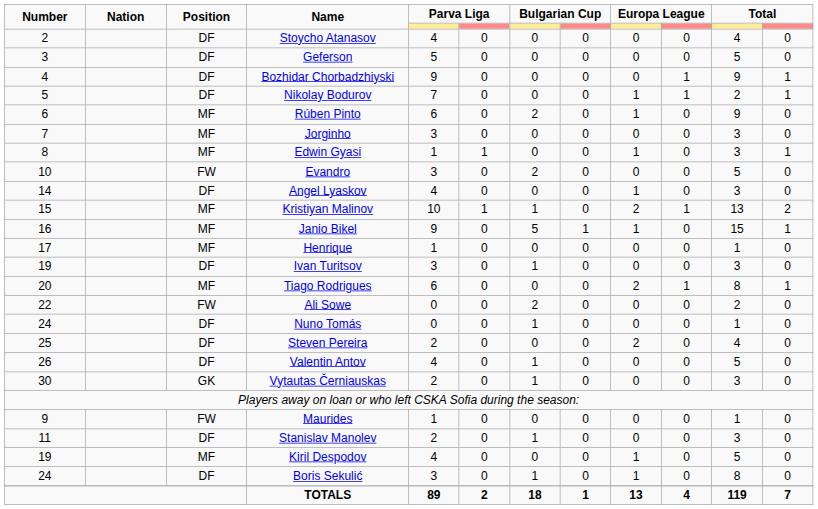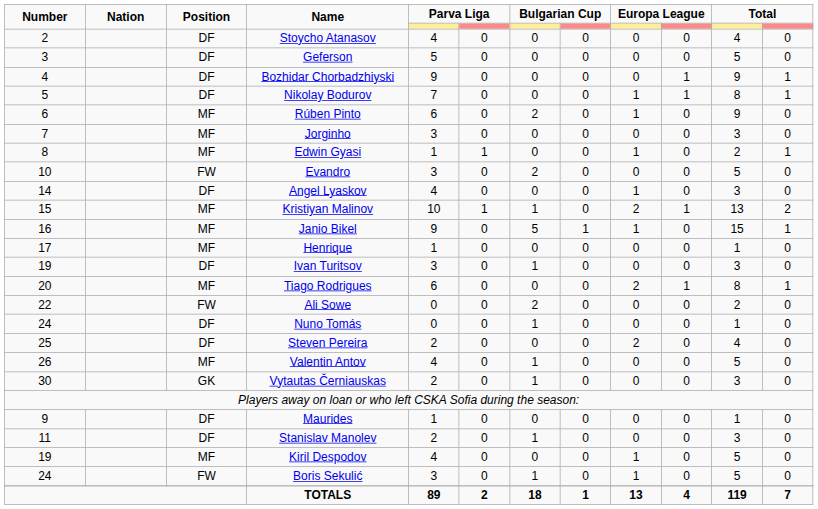(737, 95) 2 -> (737, 95) 8
(737, 152) 3 -> (737, 152) 2
(206, 362) DF -> (206, 362) MF
(206, 419) FW -> (206, 419) DF
(206, 476) DF -> (206, 476) FW
(737, 476) 8 -> (737, 476) 5
